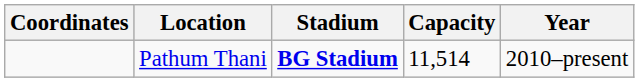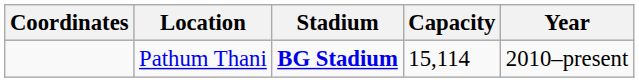(439, 58) 11,514 -> (439, 58) 15,114
